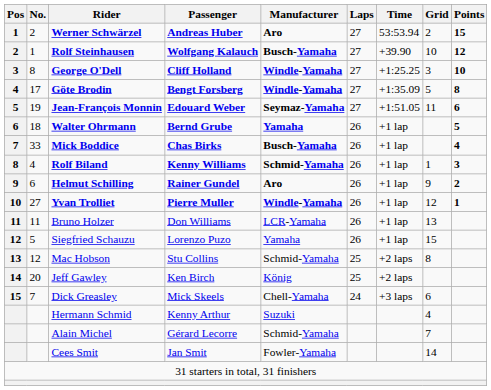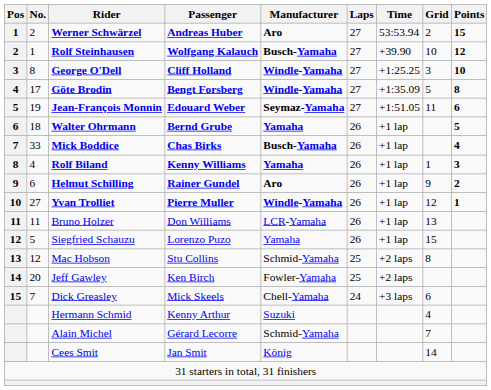(304, 164) Schmid-Yamaha -> (283, 164) Yamaha
(278, 277) König -> (300, 277) Fowler-Yamaha
(300, 352) Fowler-Yamaha -> (278, 352) König
